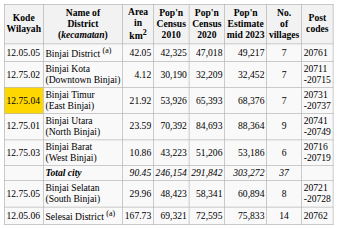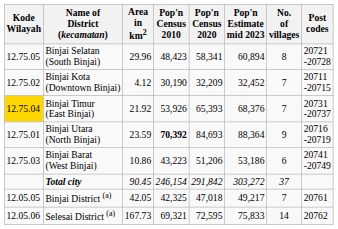rows swapped: (73, 194) <-> (78, 52)
(174, 126) normal -> (174, 135) bold
(317, 126) 20741 -20749 -> (317, 135) 20716 -20719
(317, 152) 20716 -20719 -> (317, 161) 20741 -20749
